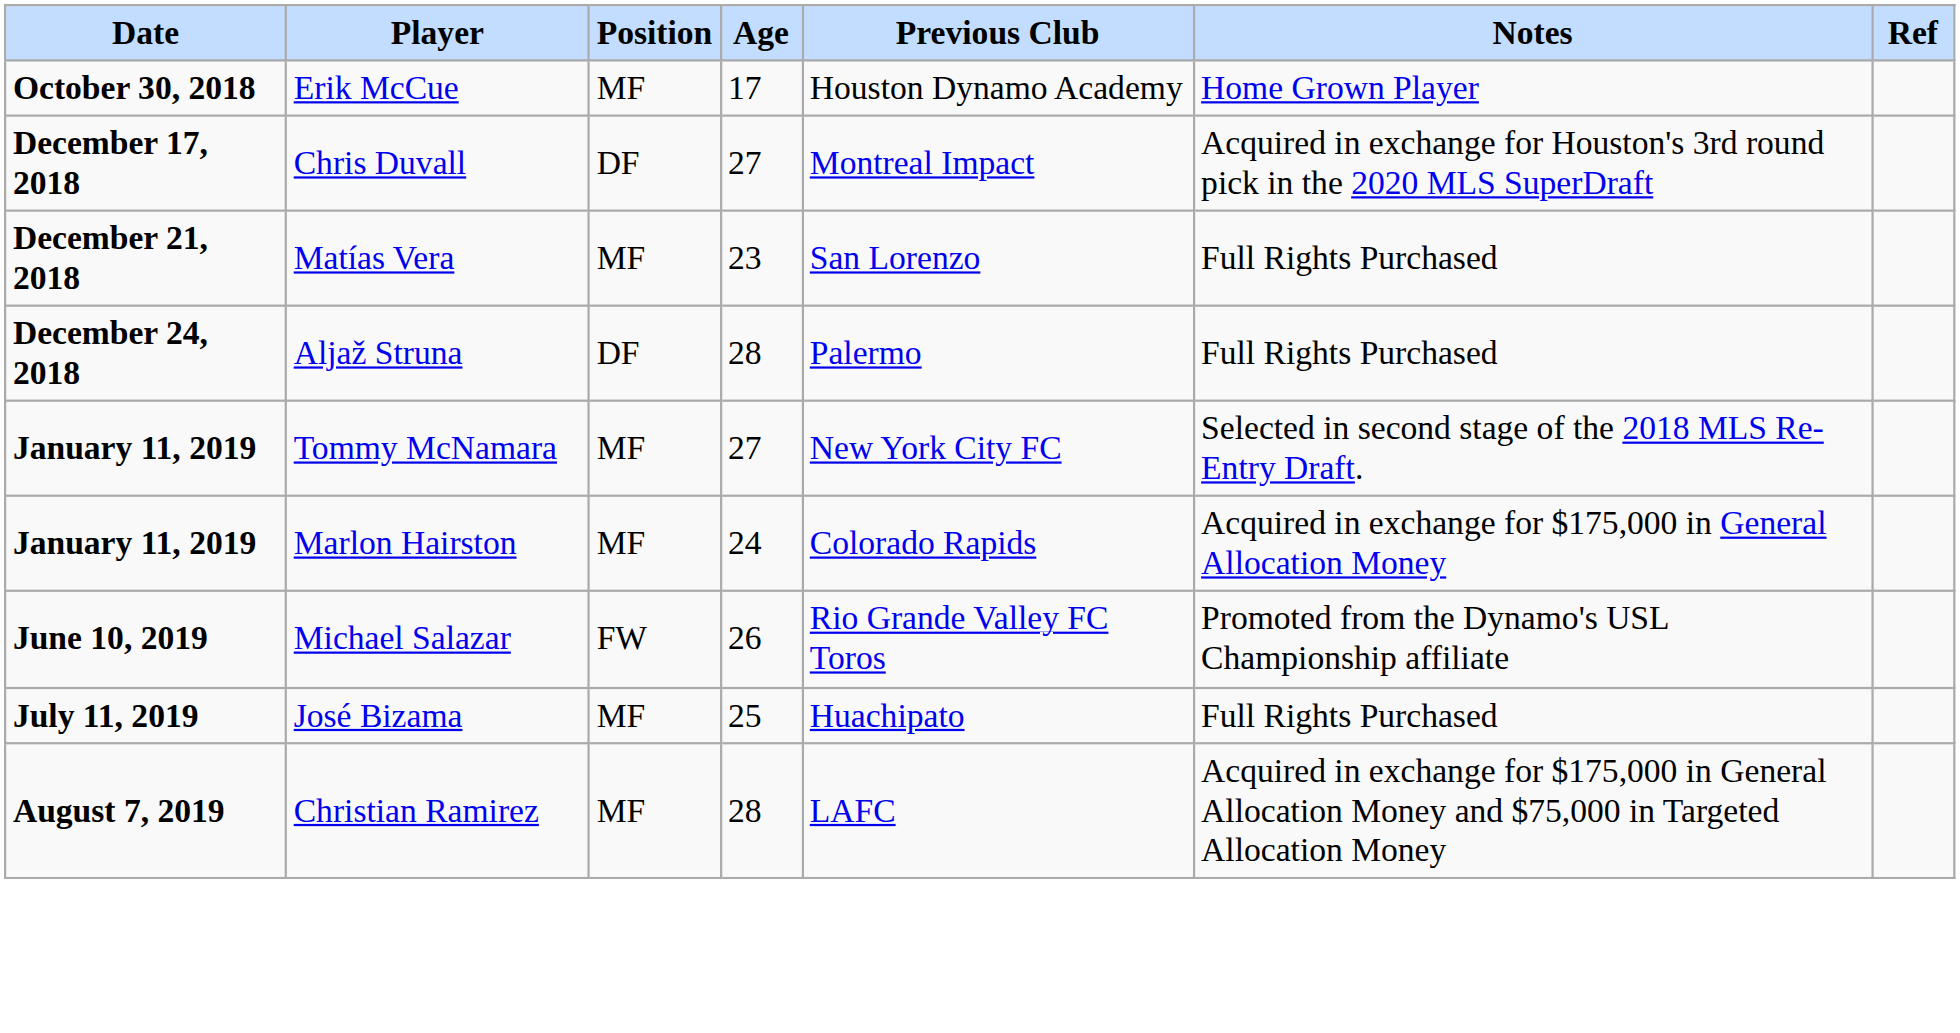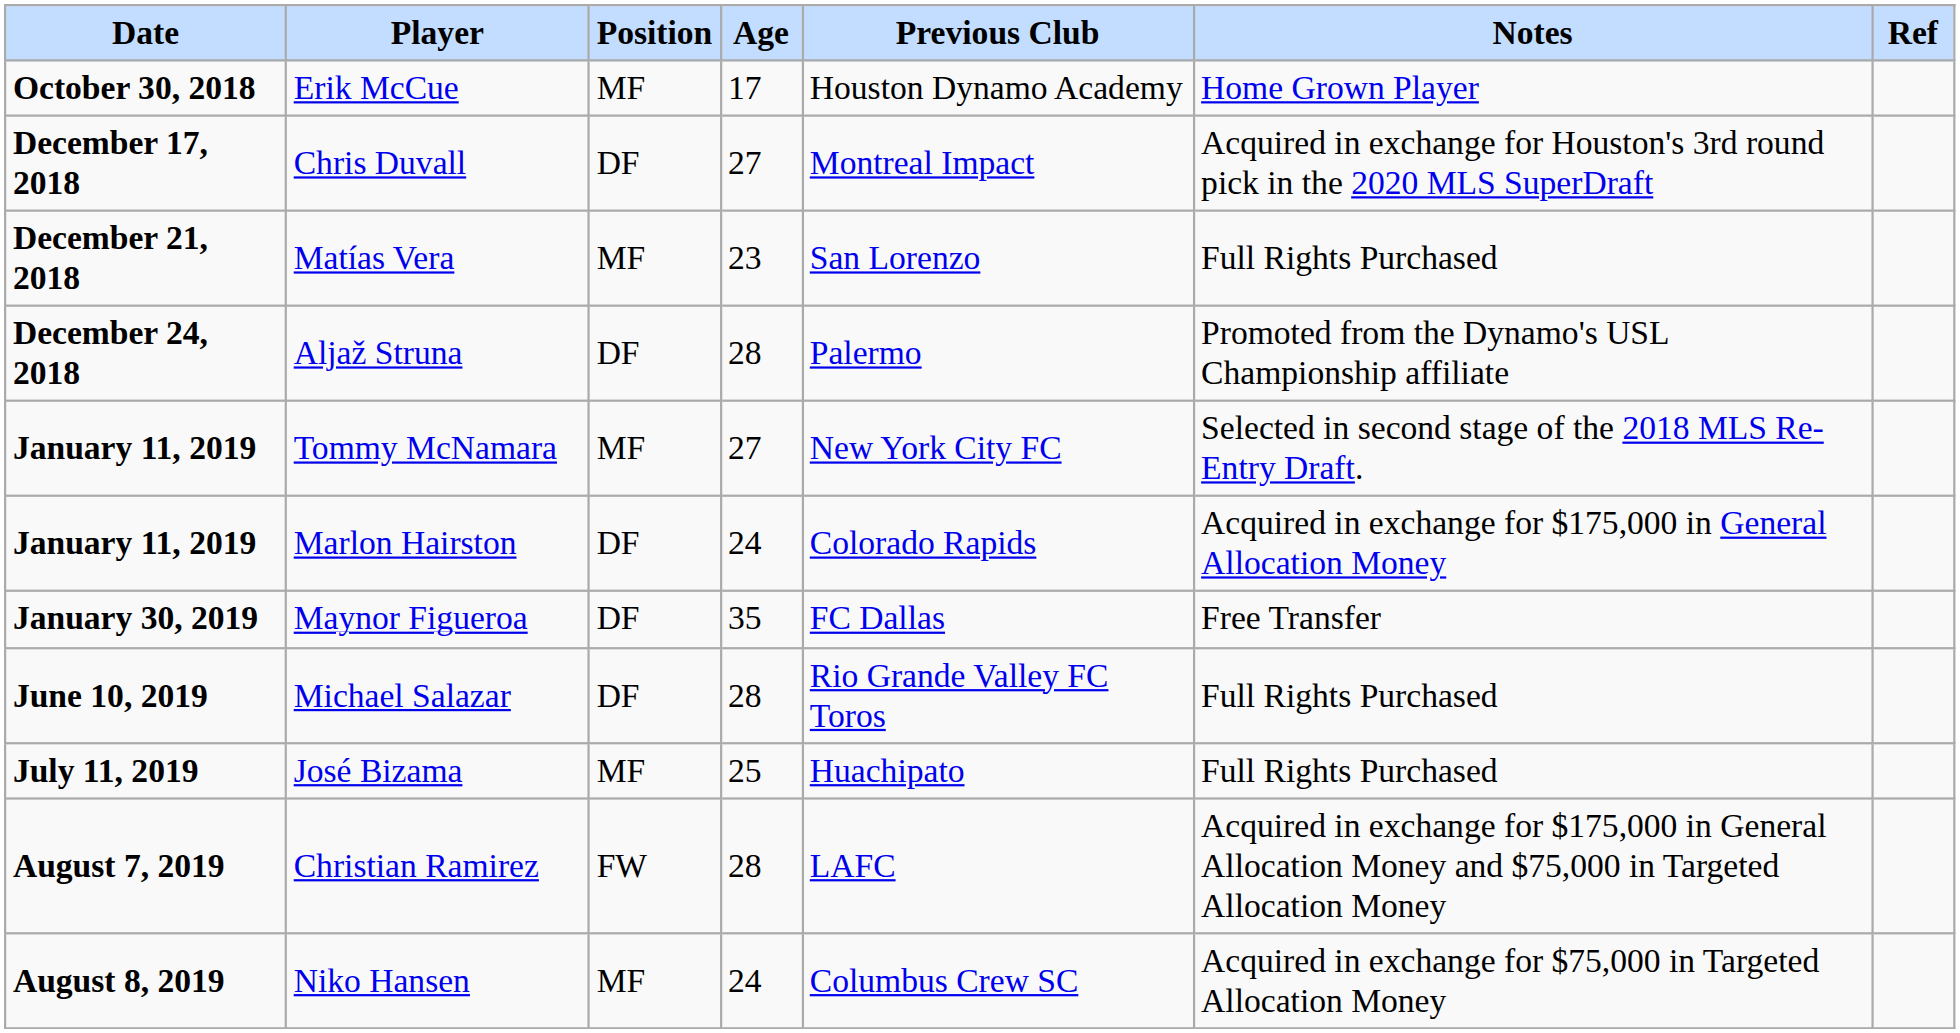(1349, 353) Full Rights Purchased -> (1435, 353) Promoted from the Dynamo's USL Championship affiliate
(621, 543) MF -> (618, 543) DF
+ row: (411, 618)
(622, 638) FW -> (618, 694) DF
(745, 638) 26 -> (745, 694) 28
(1435, 638) Promoted from the Dynamo's USL Championship affiliate -> (1349, 694) Full Rights Purchased
(621, 809) MF -> (622, 864) FW
+ row: (382, 979)
